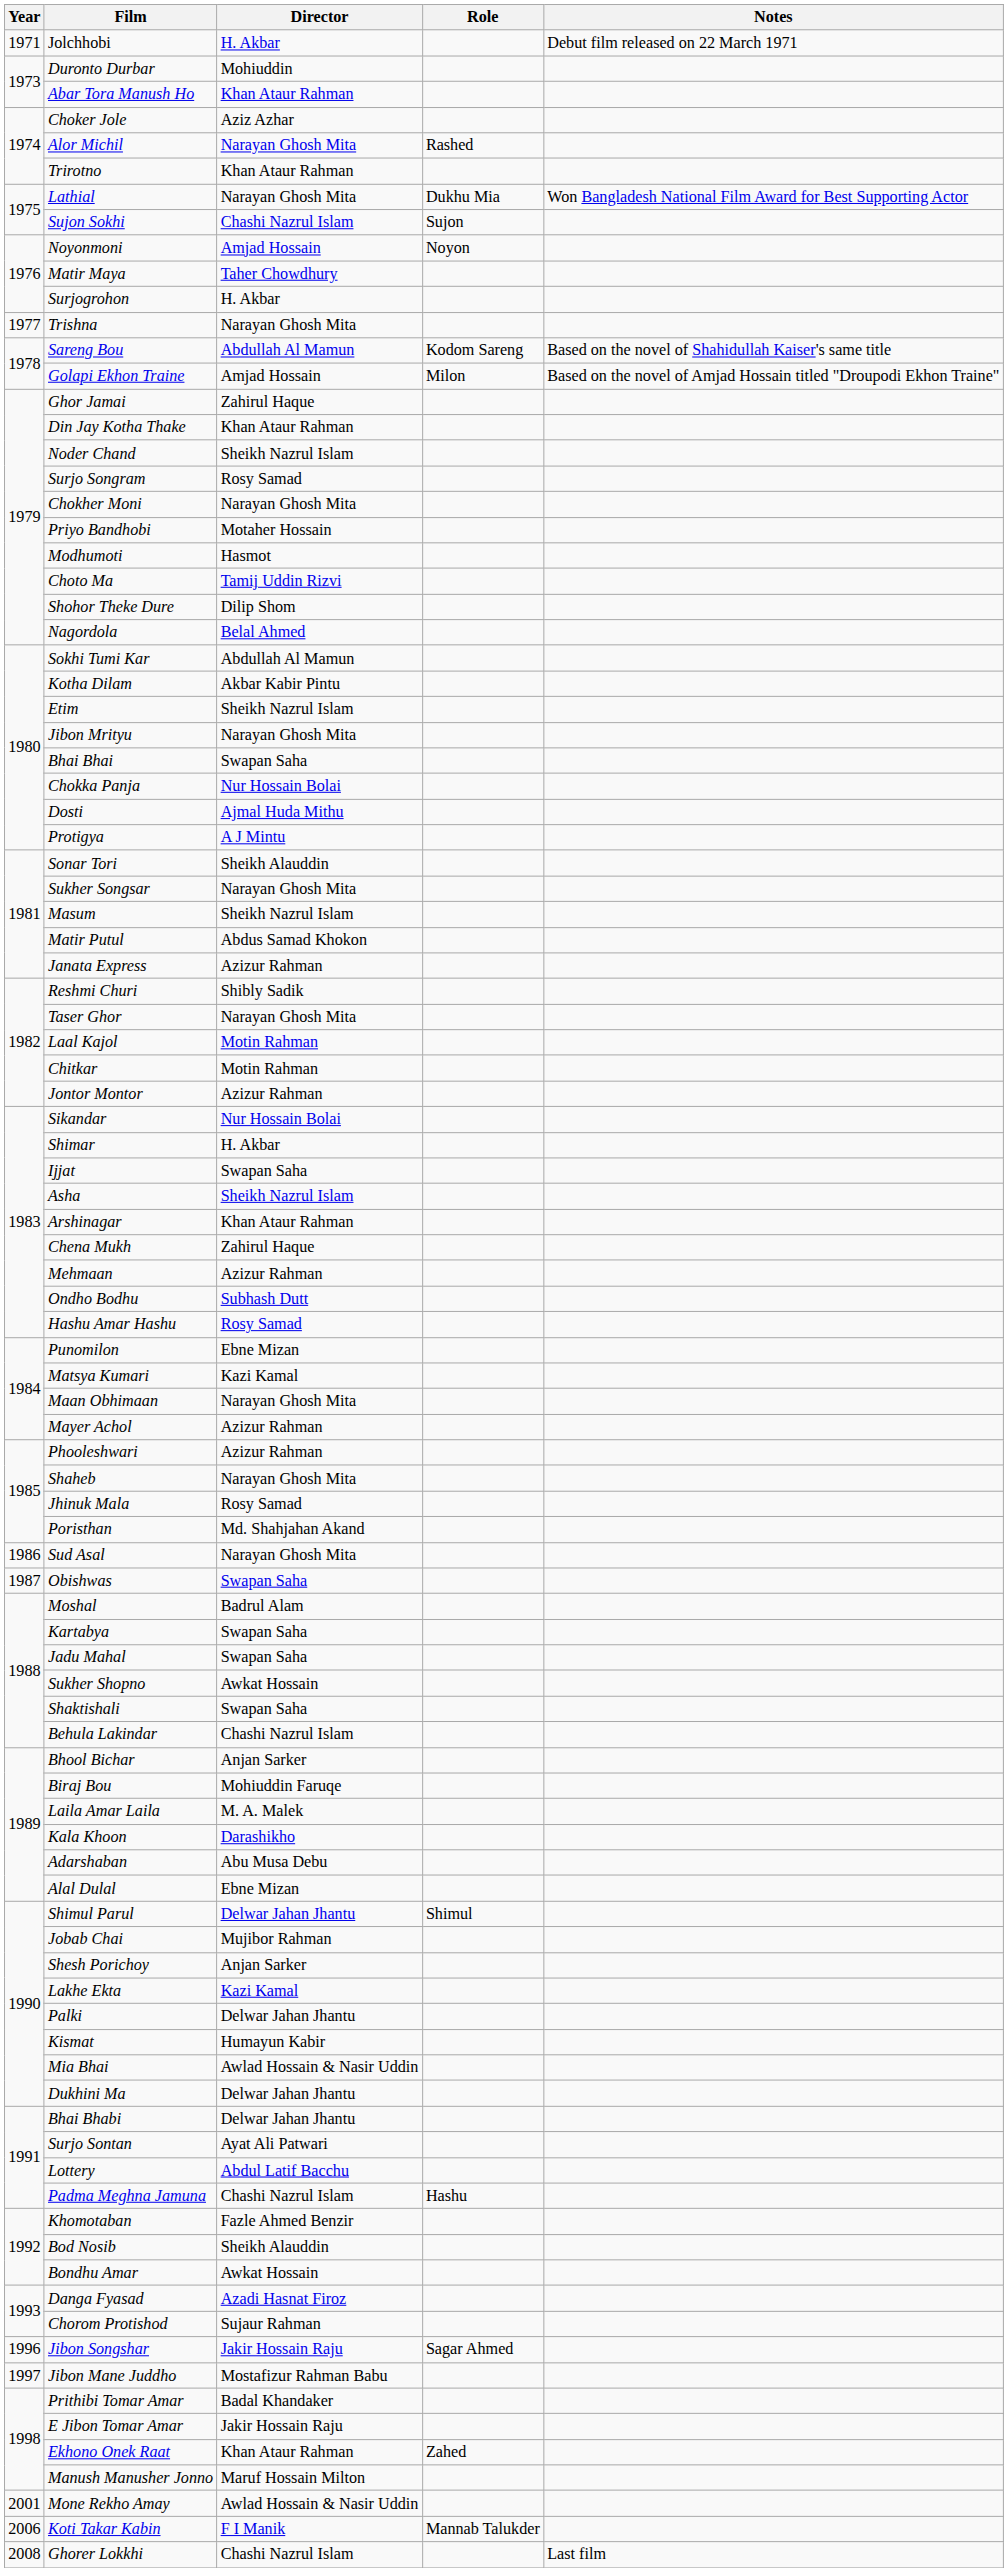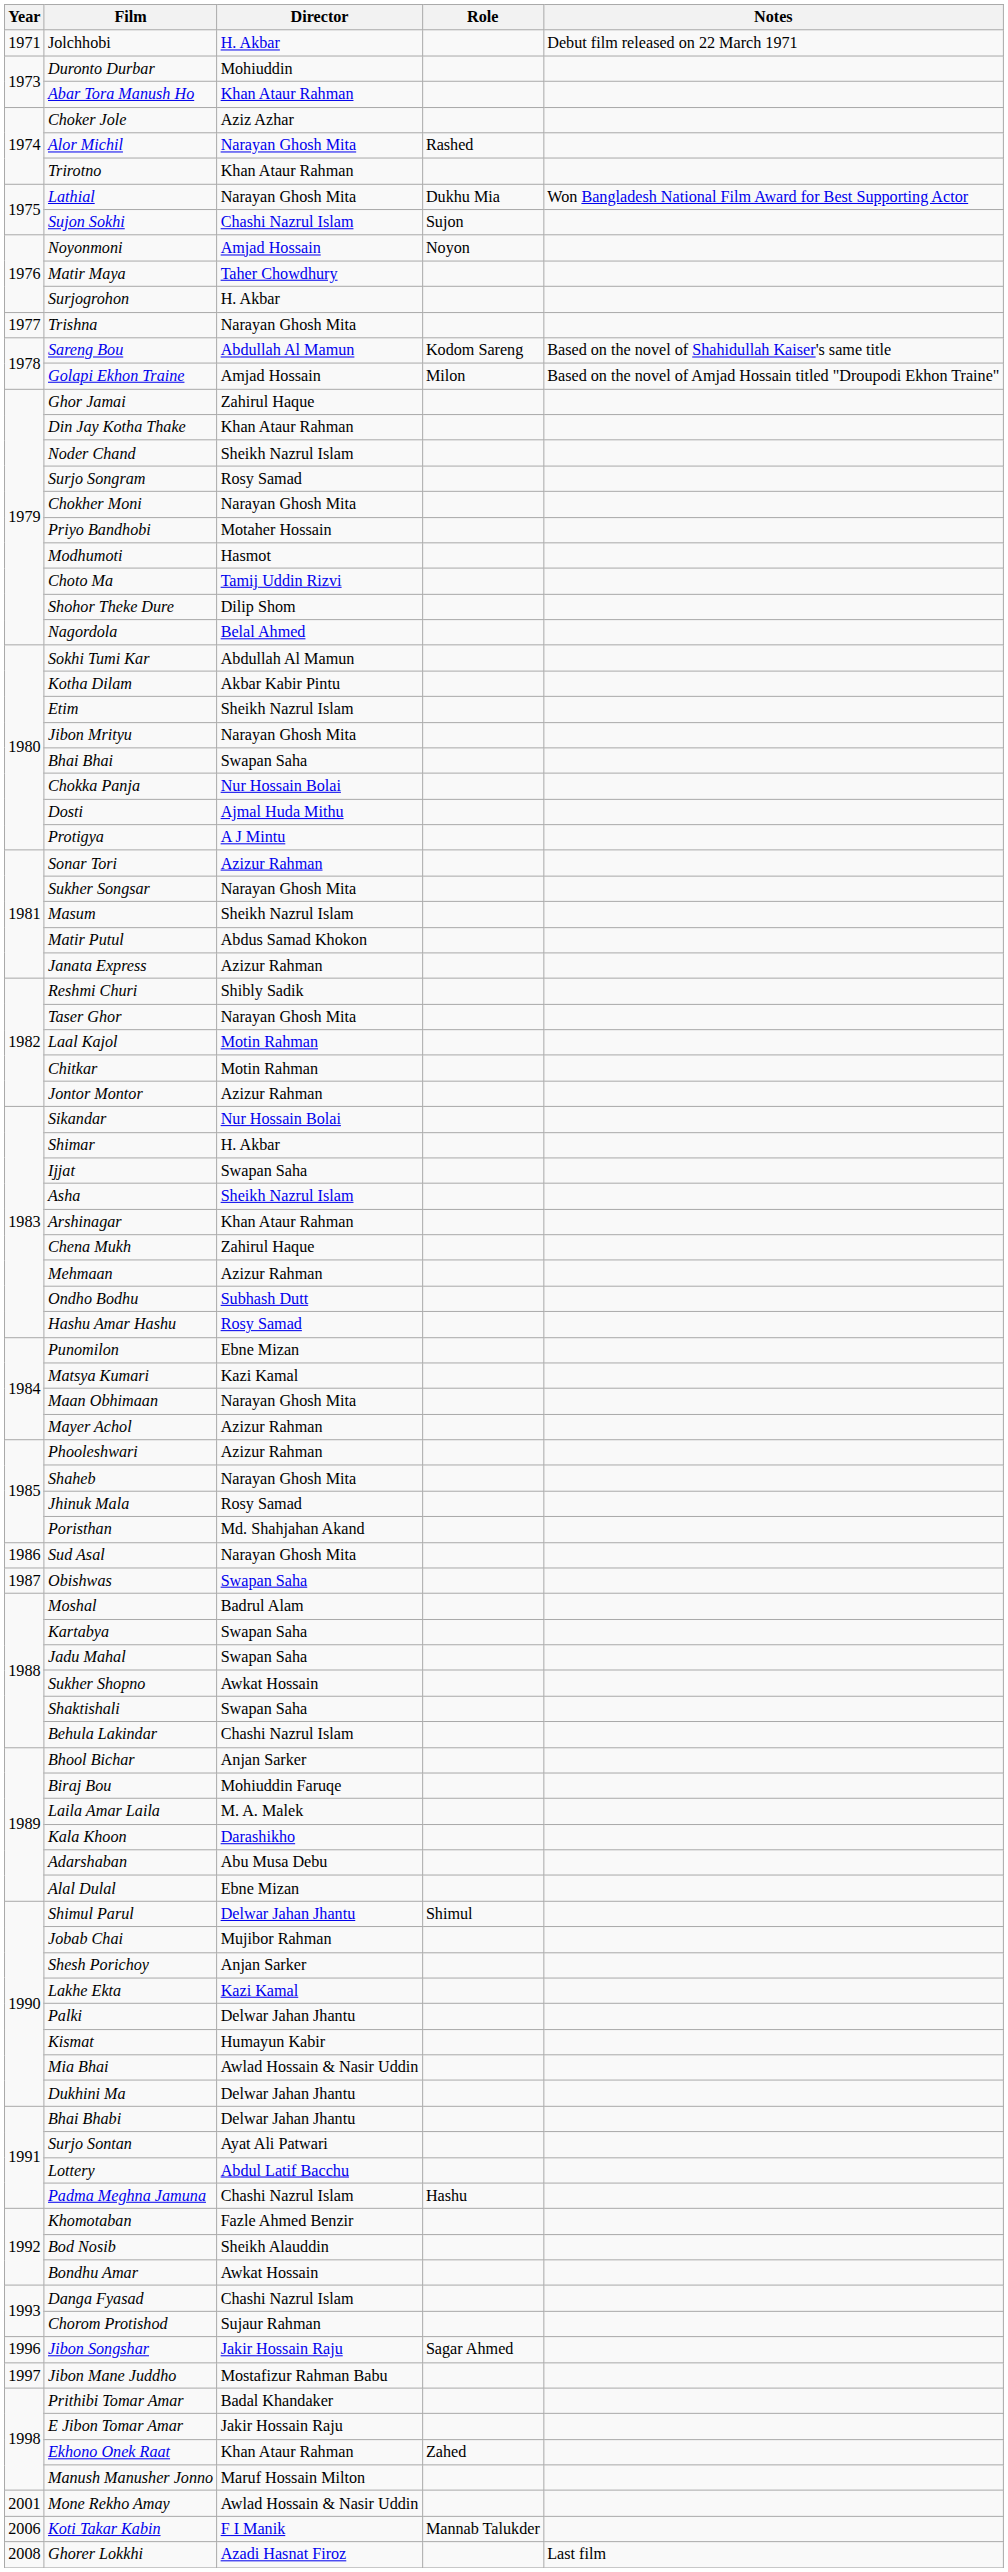(275, 863) Sheikh Alauddin -> (272, 863) Azizur Rahman
(283, 2298) Azadi Hasnat Firoz -> (287, 2298) Chashi Nazrul Islam
(287, 2554) Chashi Nazrul Islam -> (283, 2554) Azadi Hasnat Firoz
